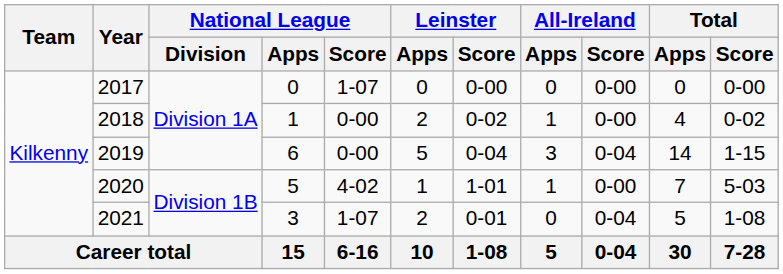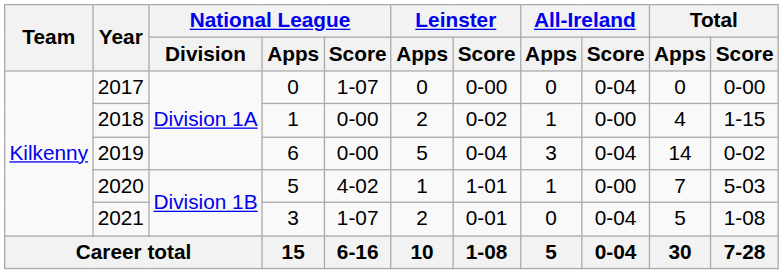(616, 86) 0-00 -> (616, 86) 0-04
(745, 119) 0-02 -> (745, 119) 1-15
(745, 152) 1-15 -> (745, 152) 0-02
